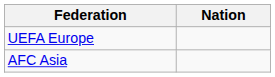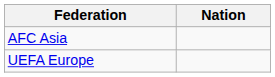rows swapped: (37, 60) <-> (51, 38)
